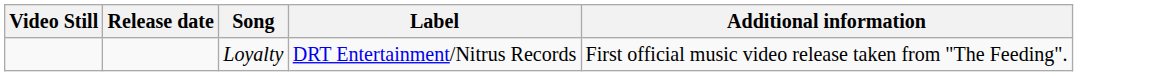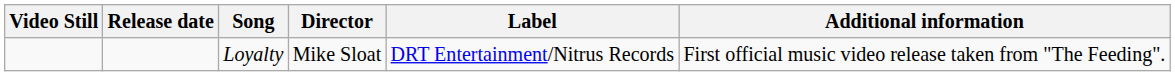+ column: (337, 21)
